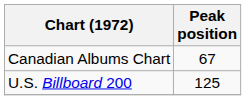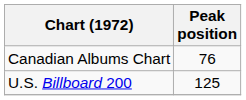(207, 58) 67 -> (207, 58) 76
